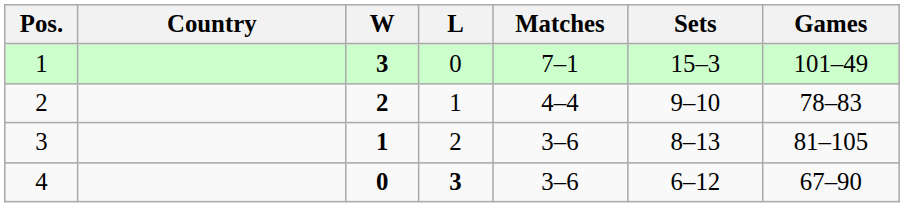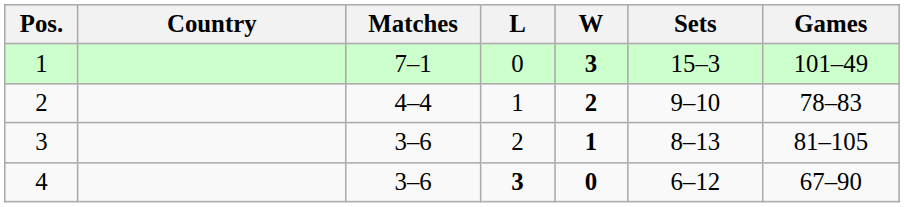columns swapped: (382, 24) <-> (560, 24)
